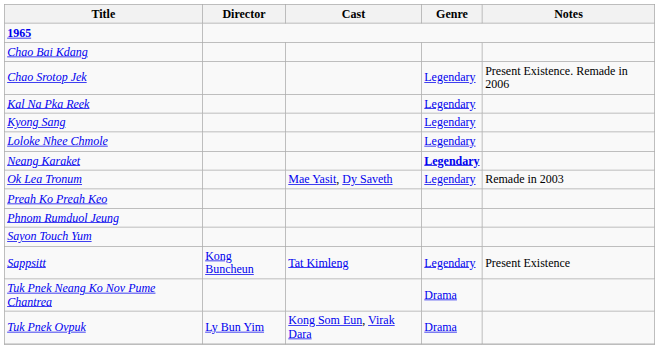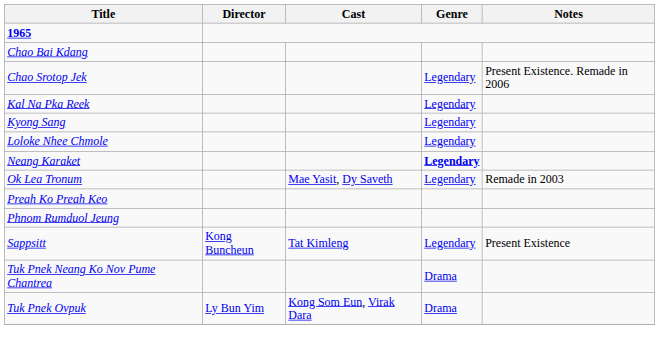- row: (49, 236)
